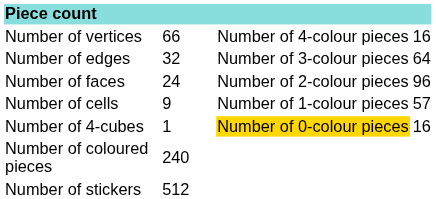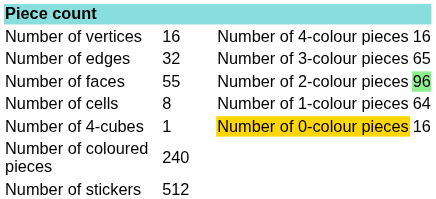(171, 36) 66 -> (171, 36) 16
(422, 59) 64 -> (422, 59) 65
(171, 81) 24 -> (171, 81) 55
(422, 81) no background -> (422, 81) lightgreen background
(167, 103) 9 -> (167, 103) 8
(422, 103) 57 -> (422, 103) 64
